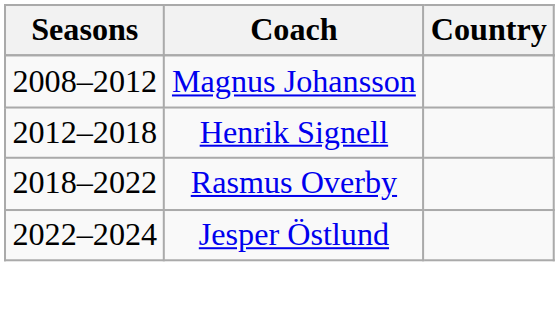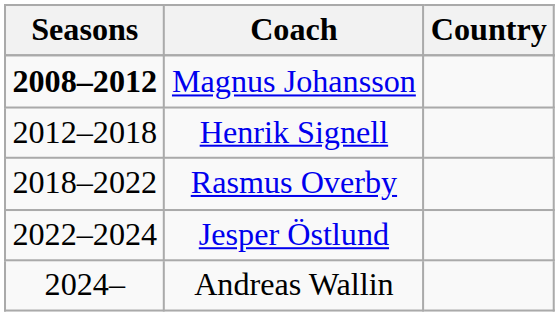(85, 81) normal -> (85, 81) bold
+ row: (294, 285)
